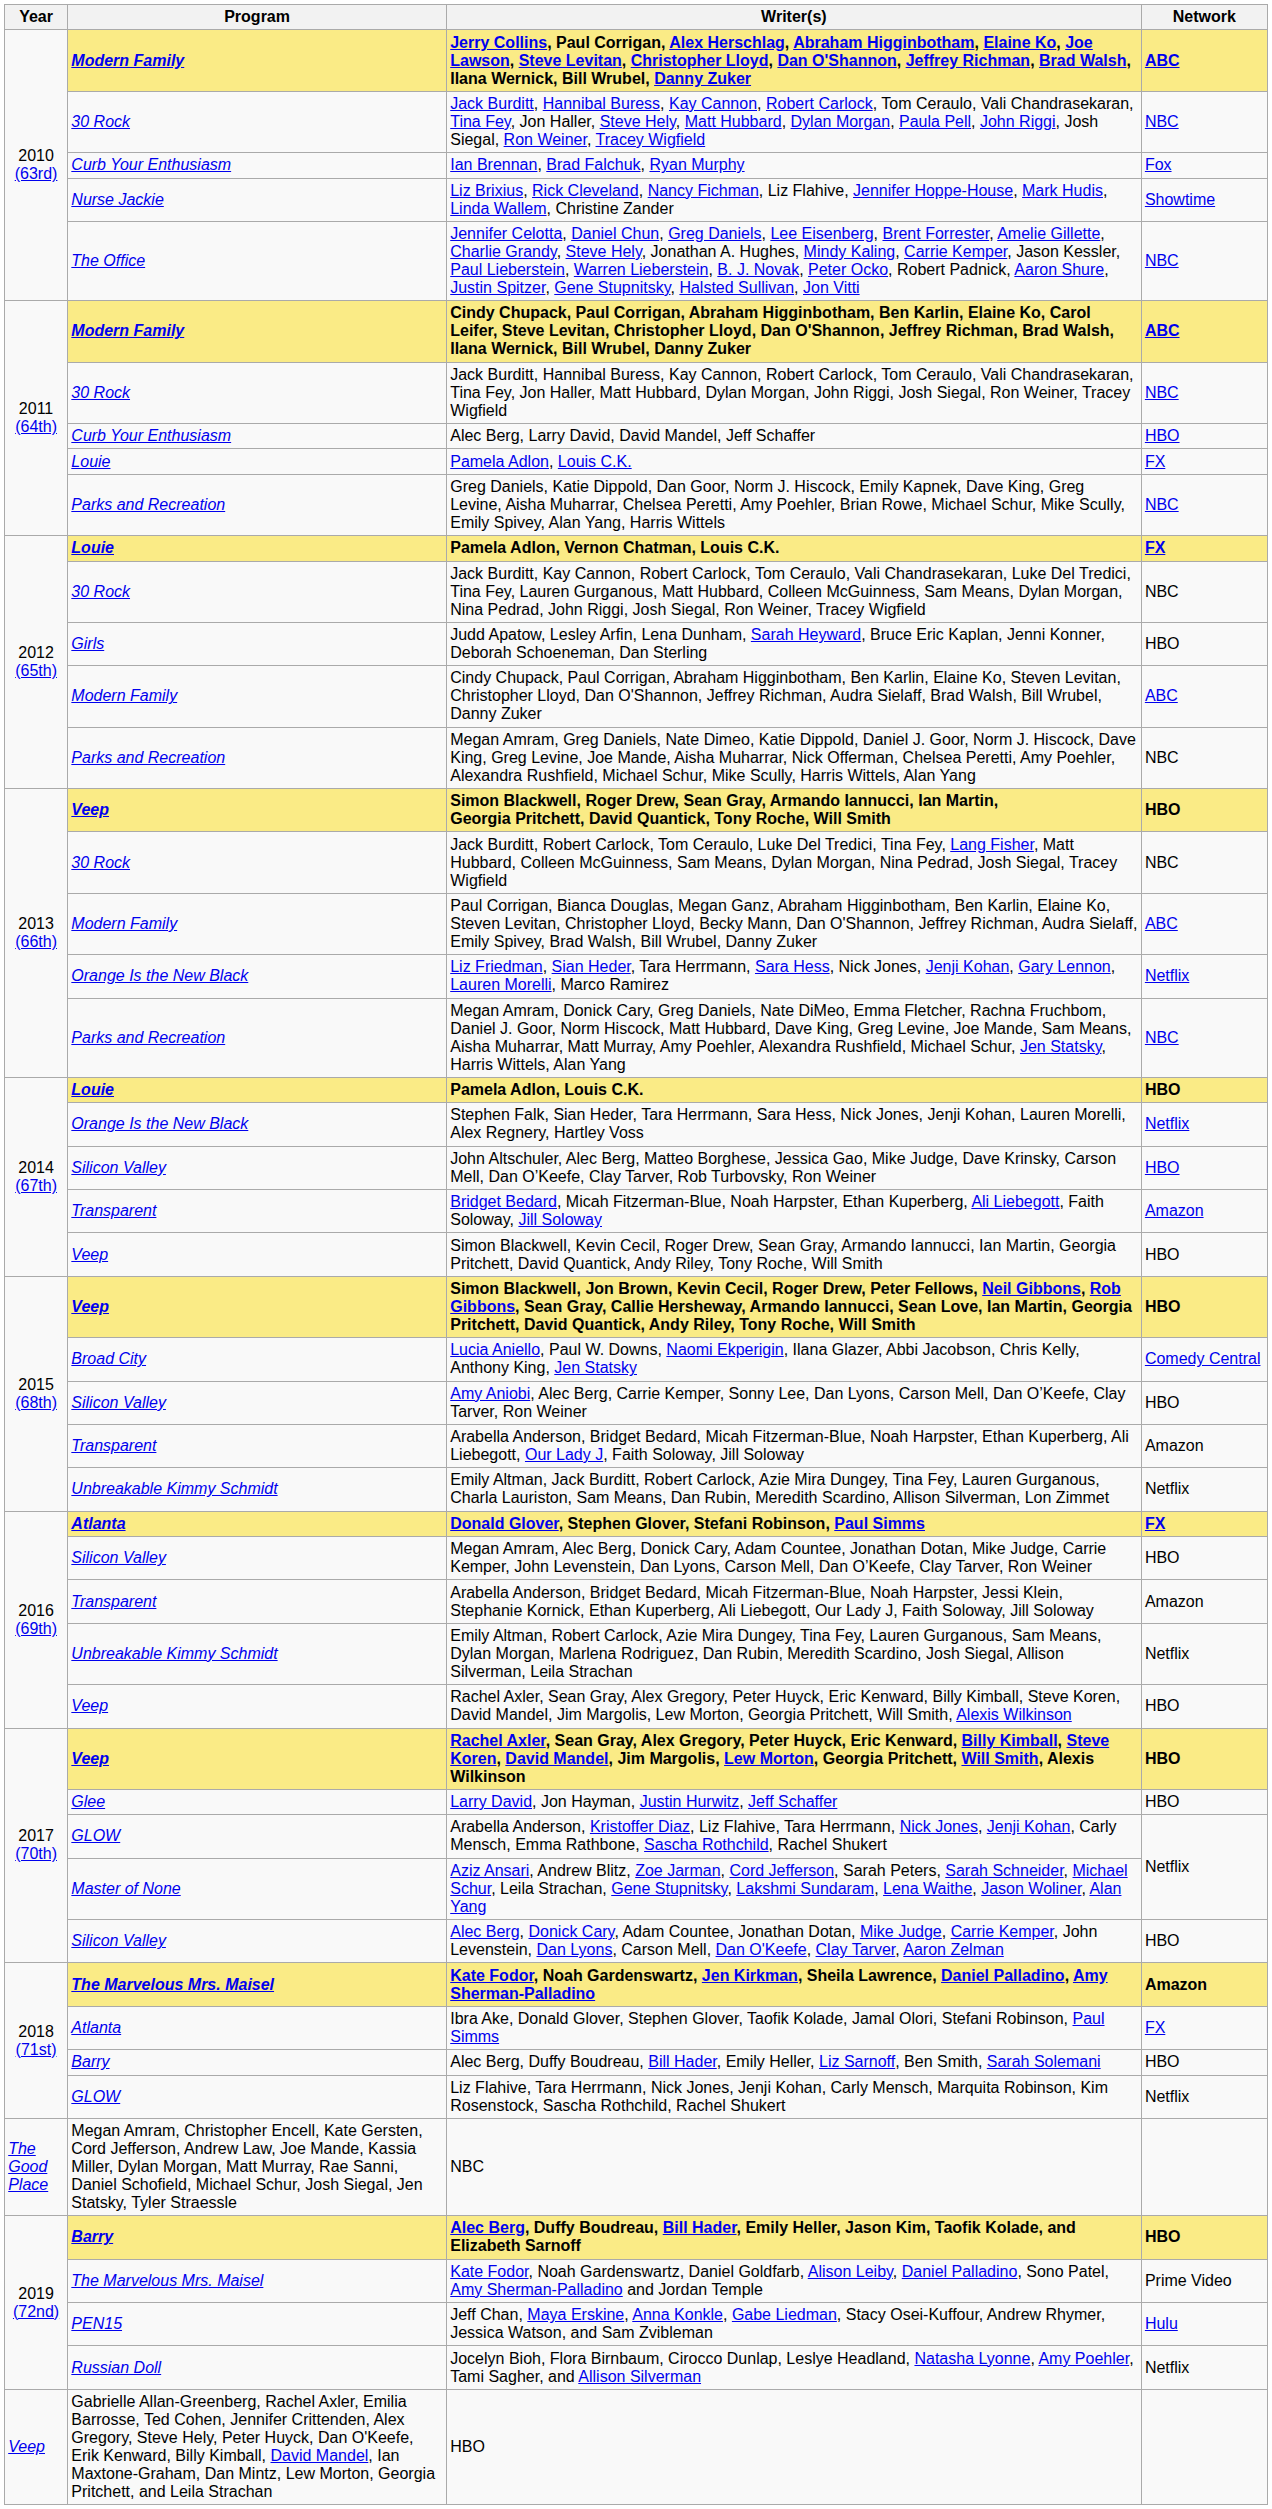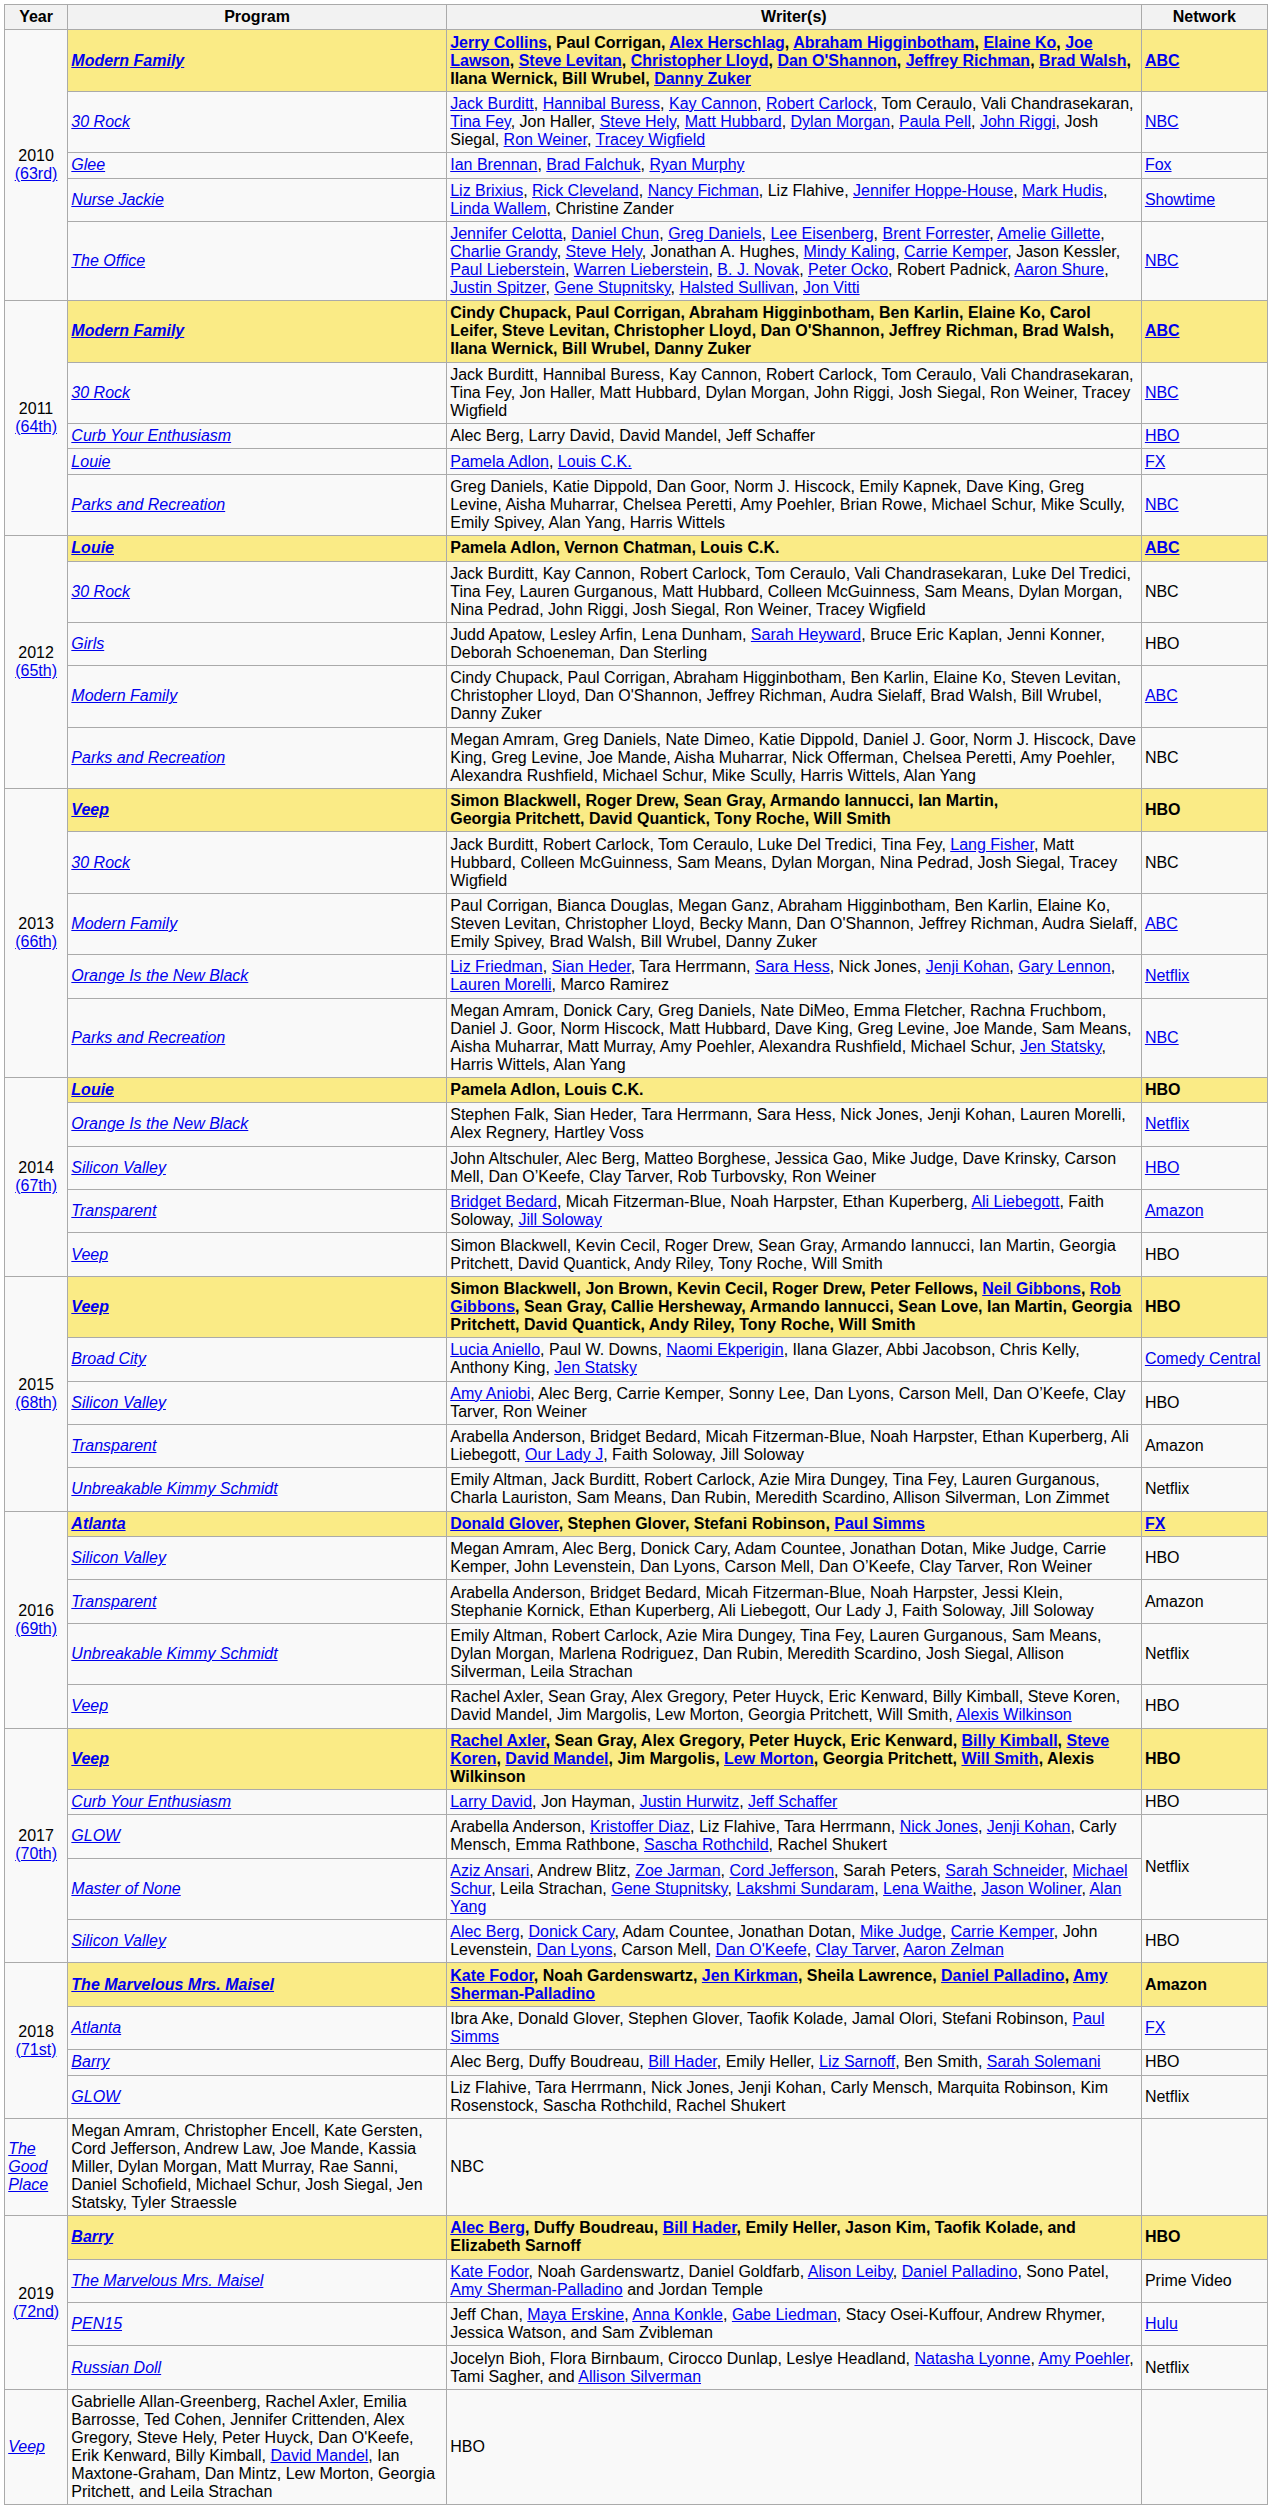(151, 165) Curb Your Enthusiasm -> (88, 165) Glee
(1155, 548) FX -> (1162, 548) ABC
(88, 1802) Glee -> (151, 1802) Curb Your Enthusiasm
